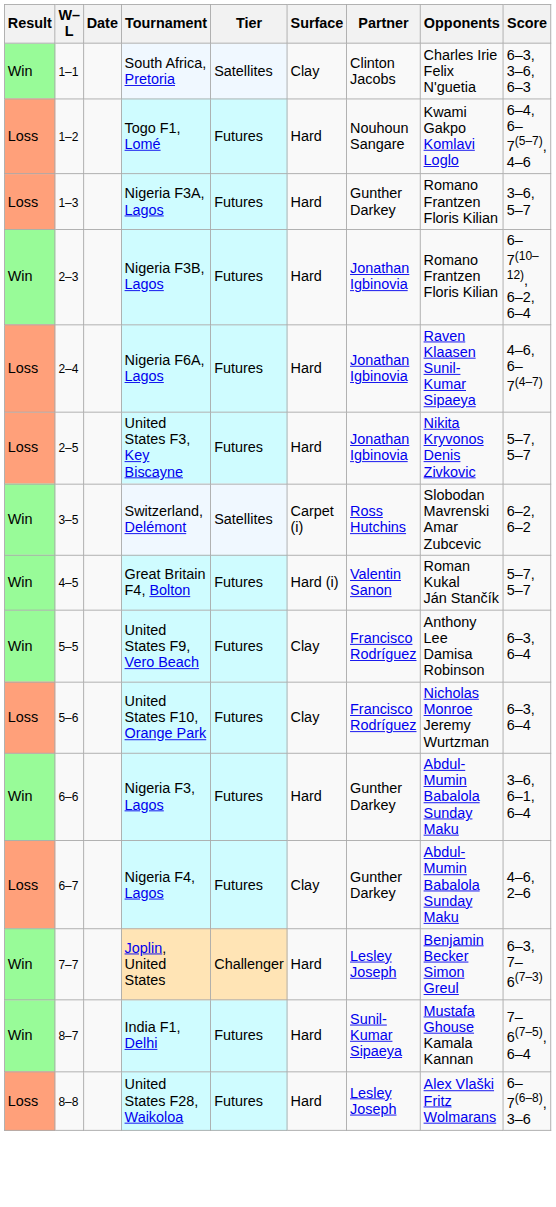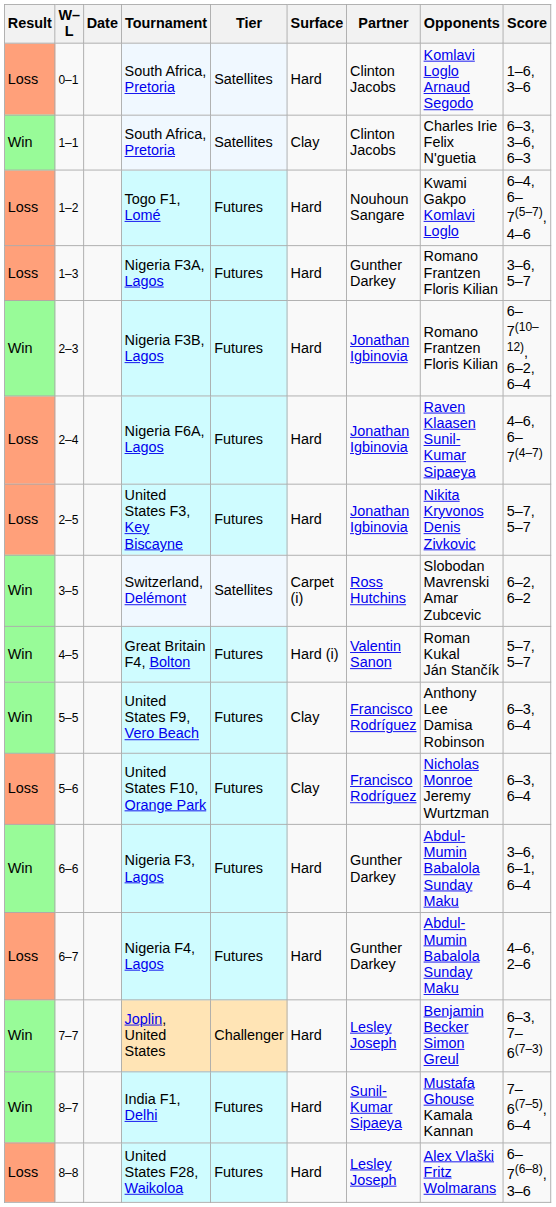+ row: (68, 80)
(305, 884) Clay -> (306, 956) Hard
